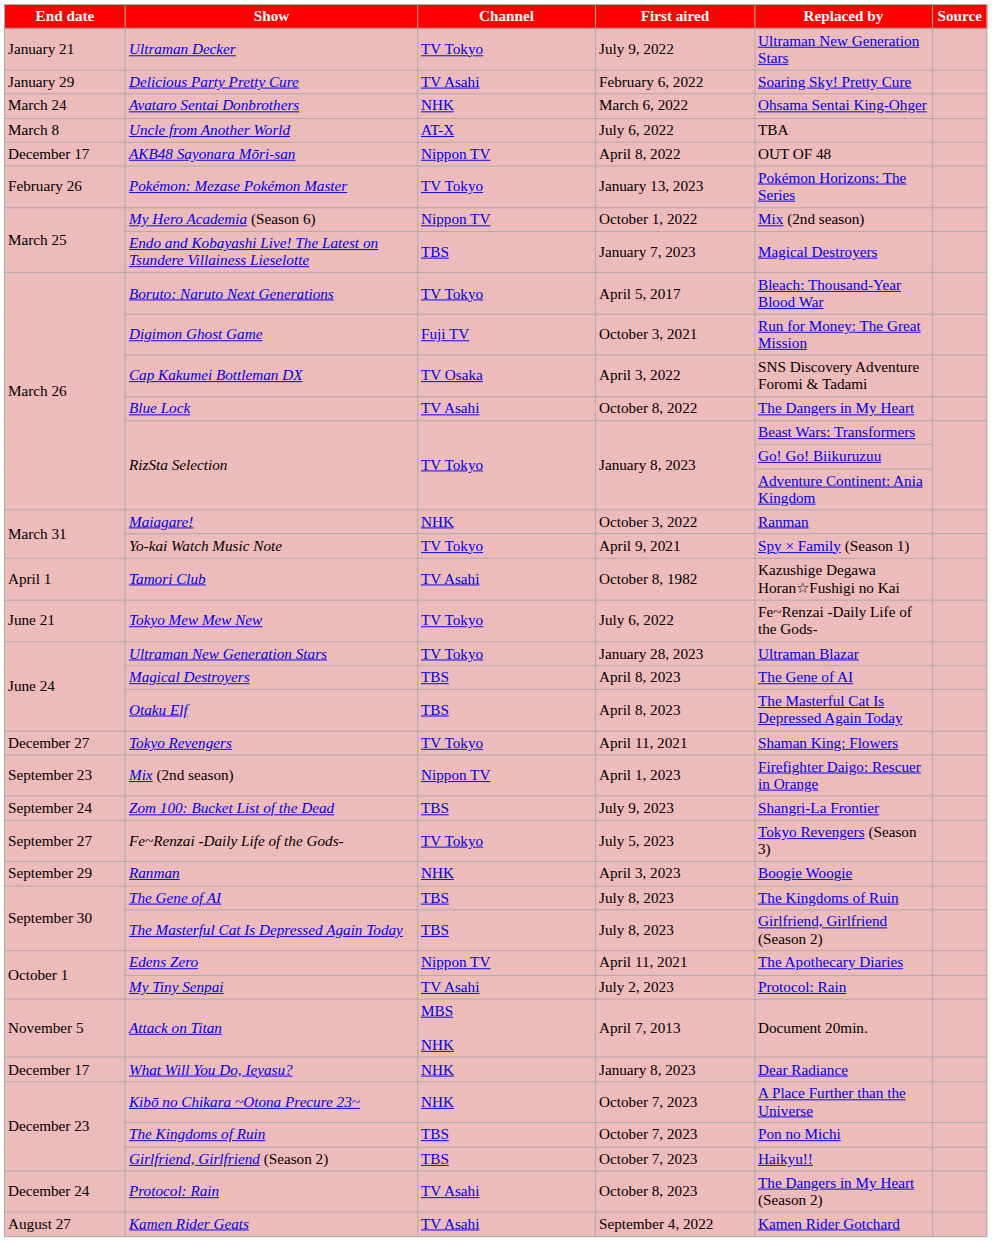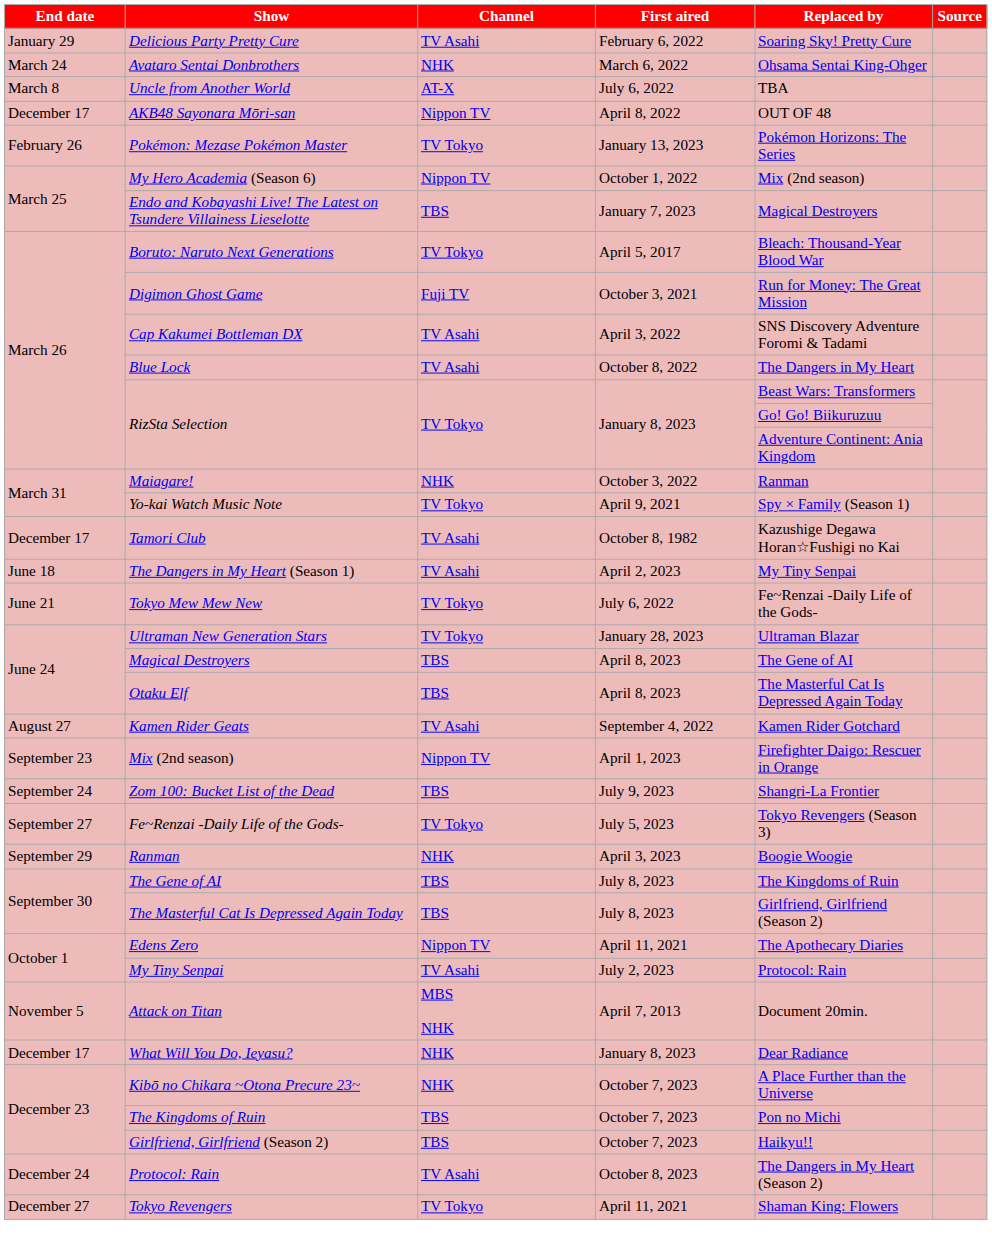- row: (182, 49)
(452, 375) TV Osaka -> (450, 334) TV Asahi
(30, 579) April 1 -> (49, 537) December 17
+ row: (242, 571)
rows swapped: (189, 1224) <-> (180, 742)
